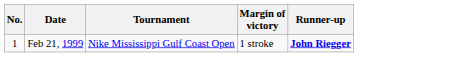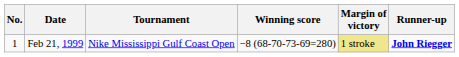+ column: (288, 19)
(257, 43) no background -> (358, 43) khaki background
